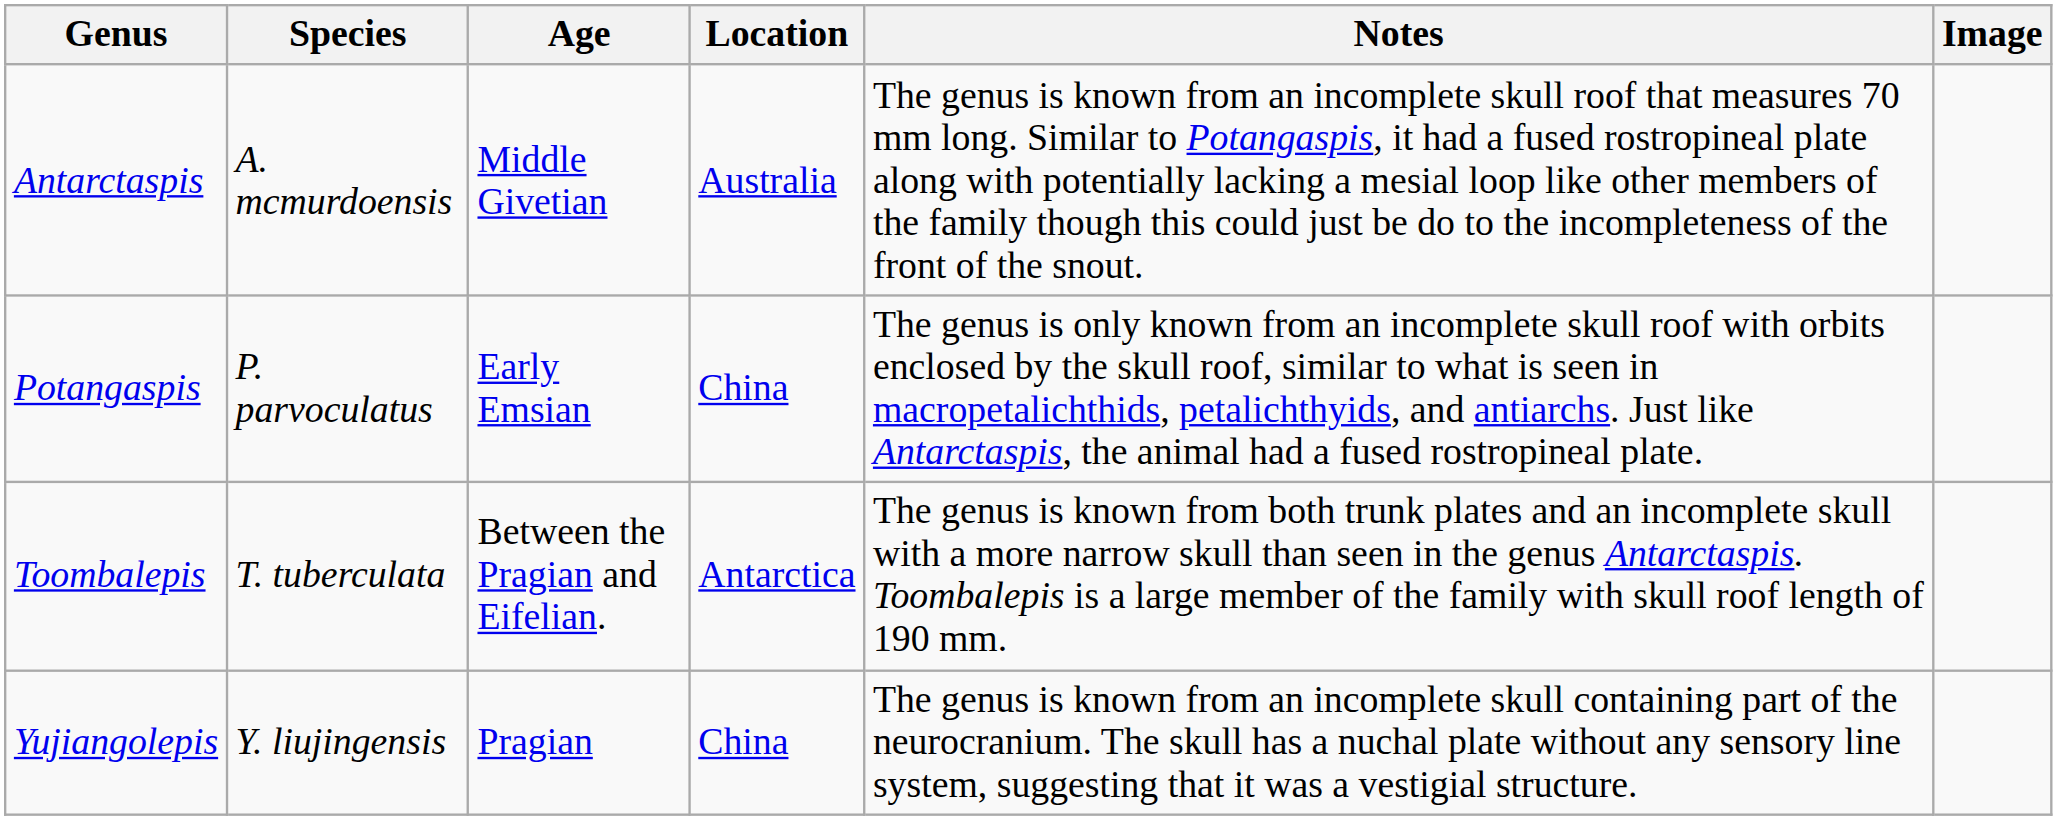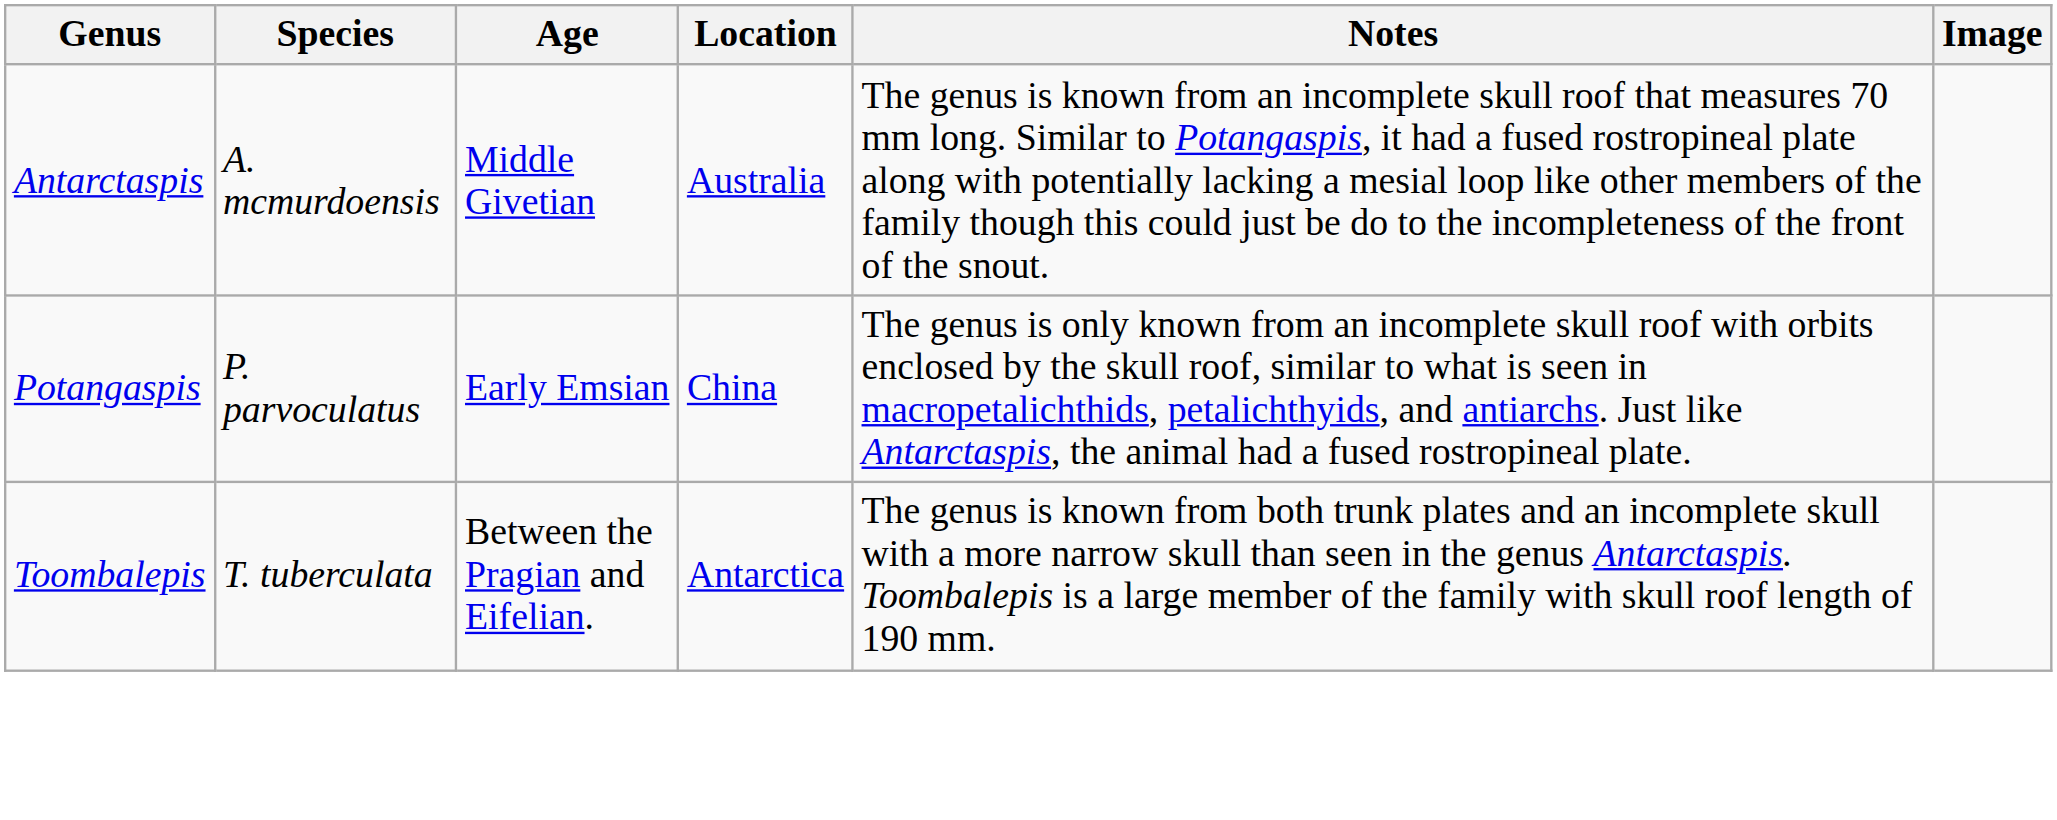- row: (116, 741)
